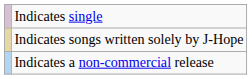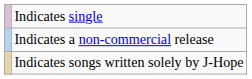rows swapped: (114, 63) <-> (129, 39)
